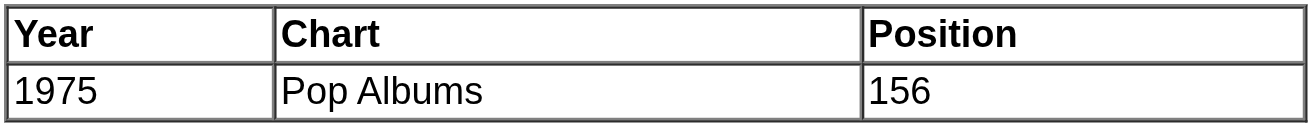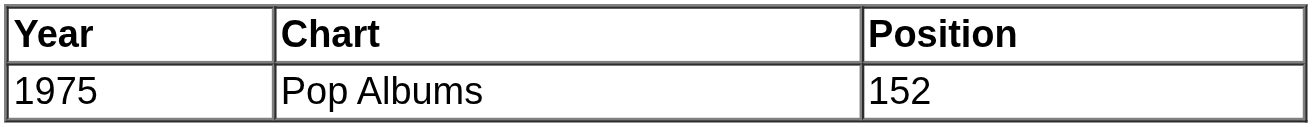(900, 91) 156 -> (900, 91) 152
